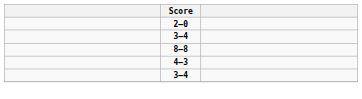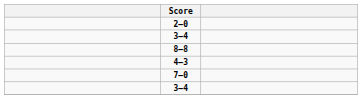+ row: (82, 75)
